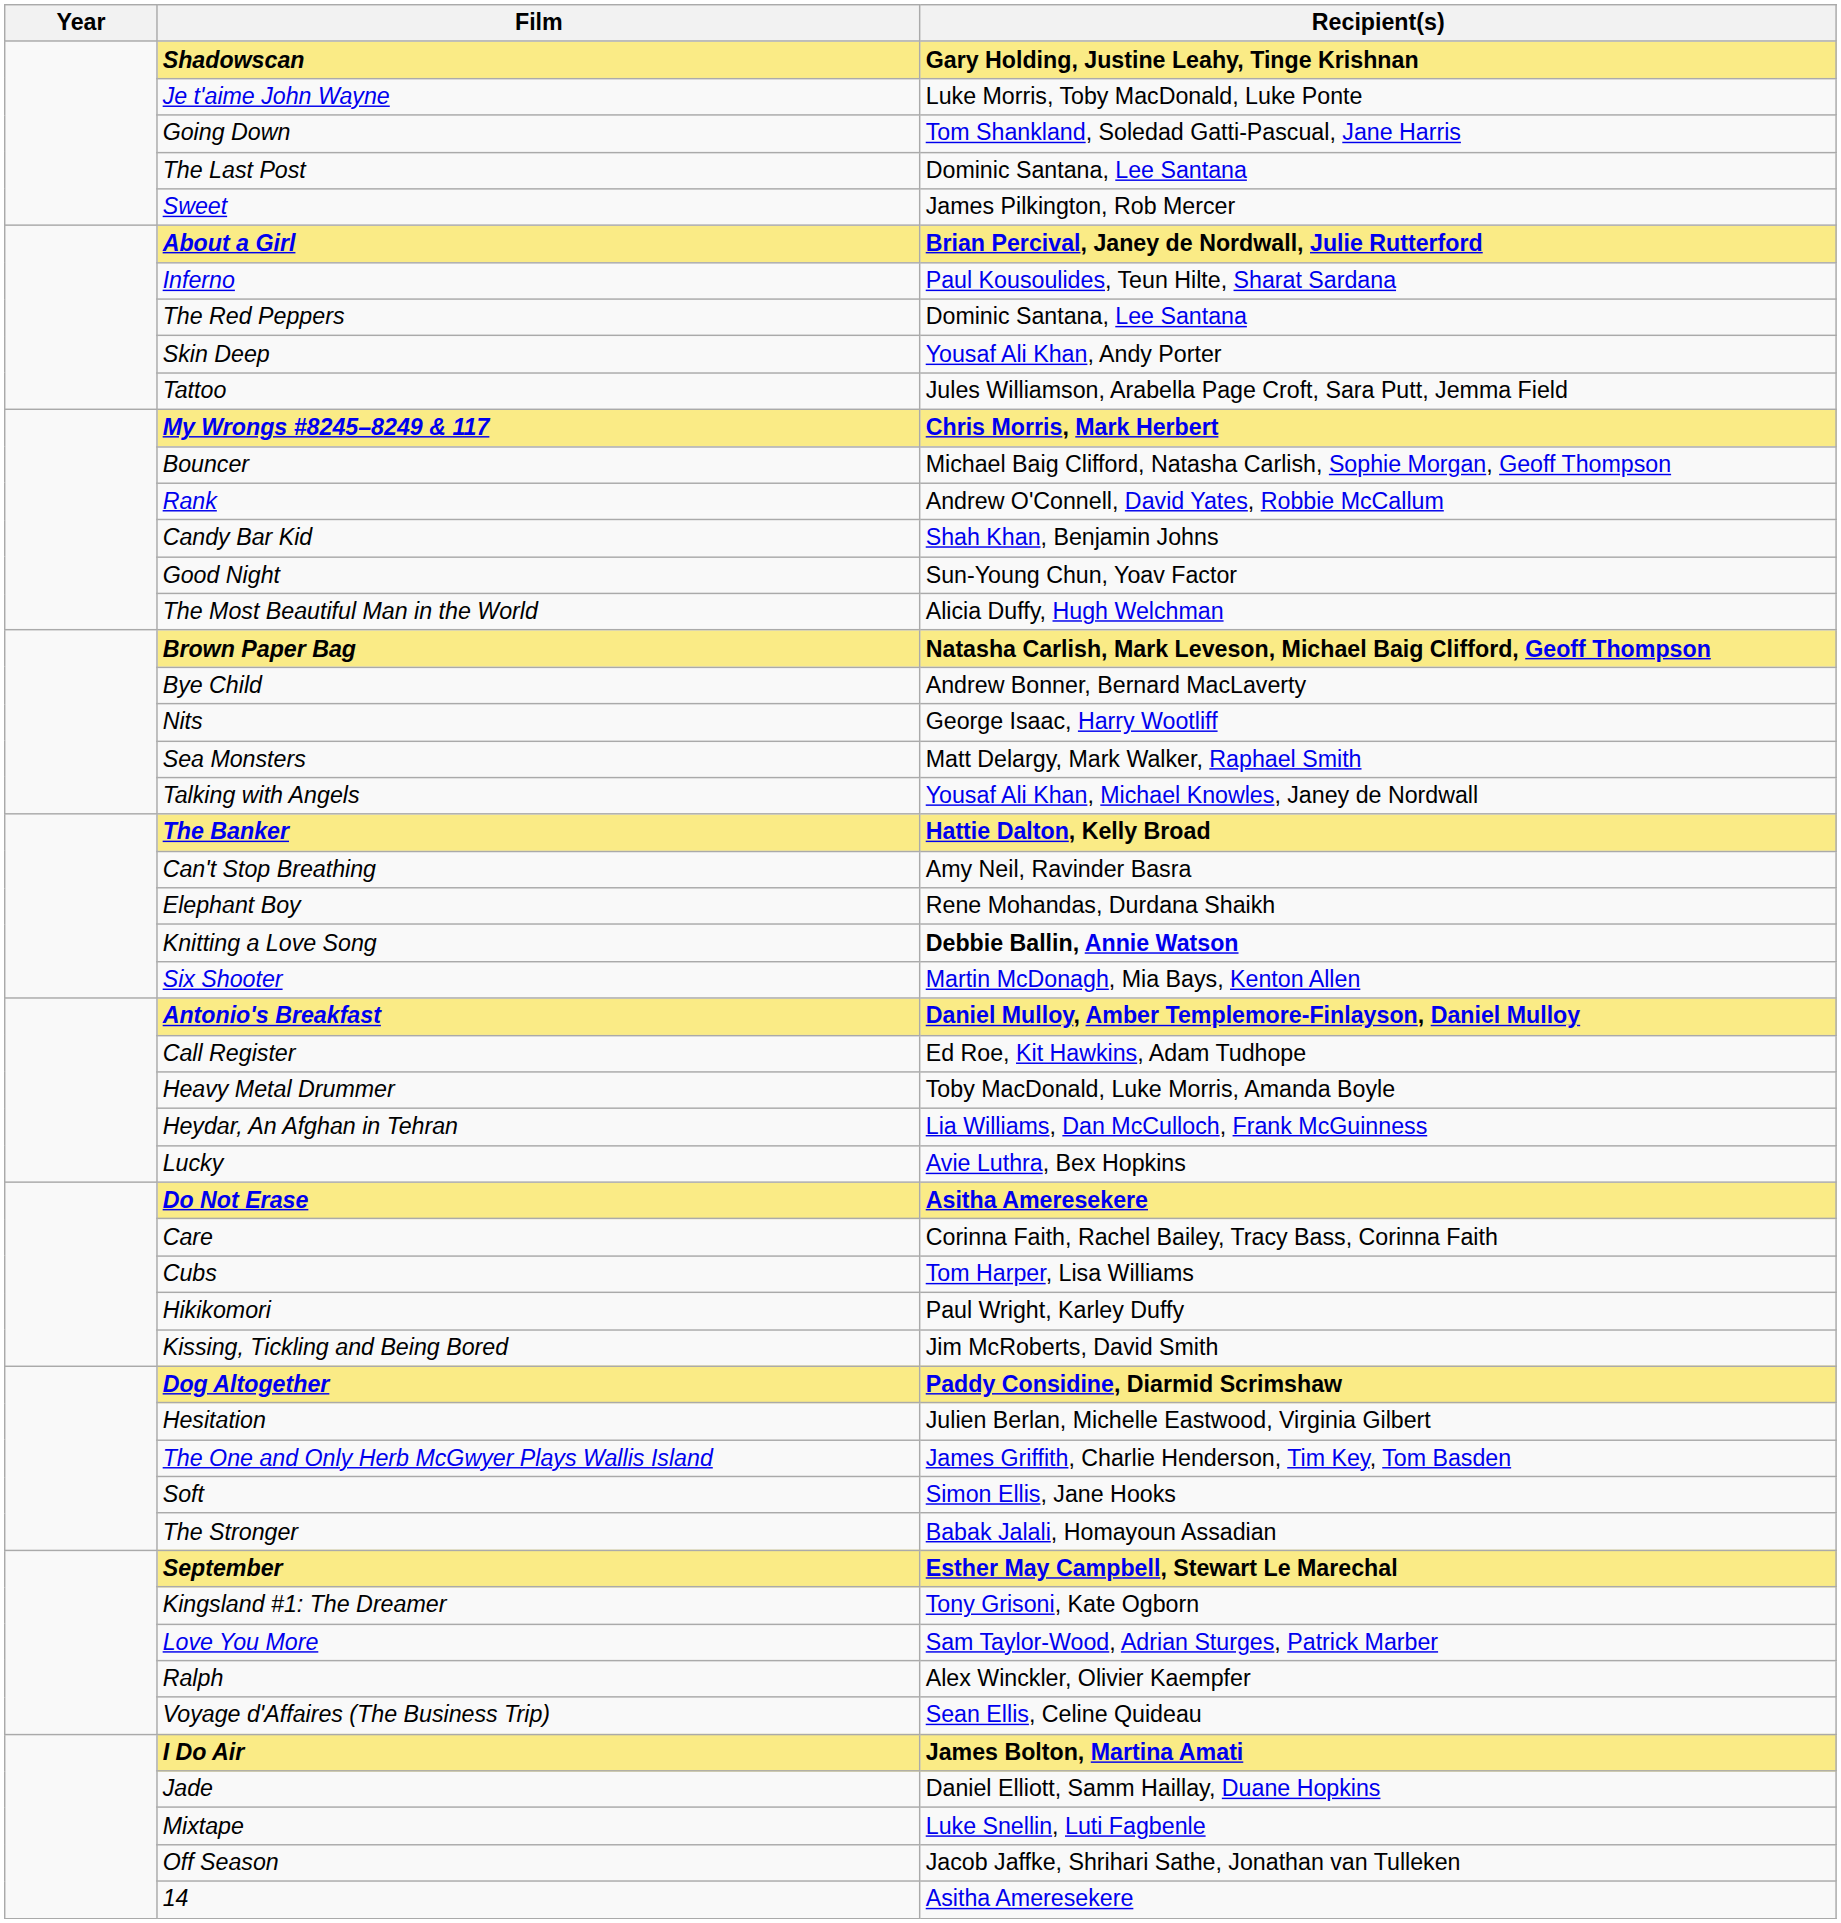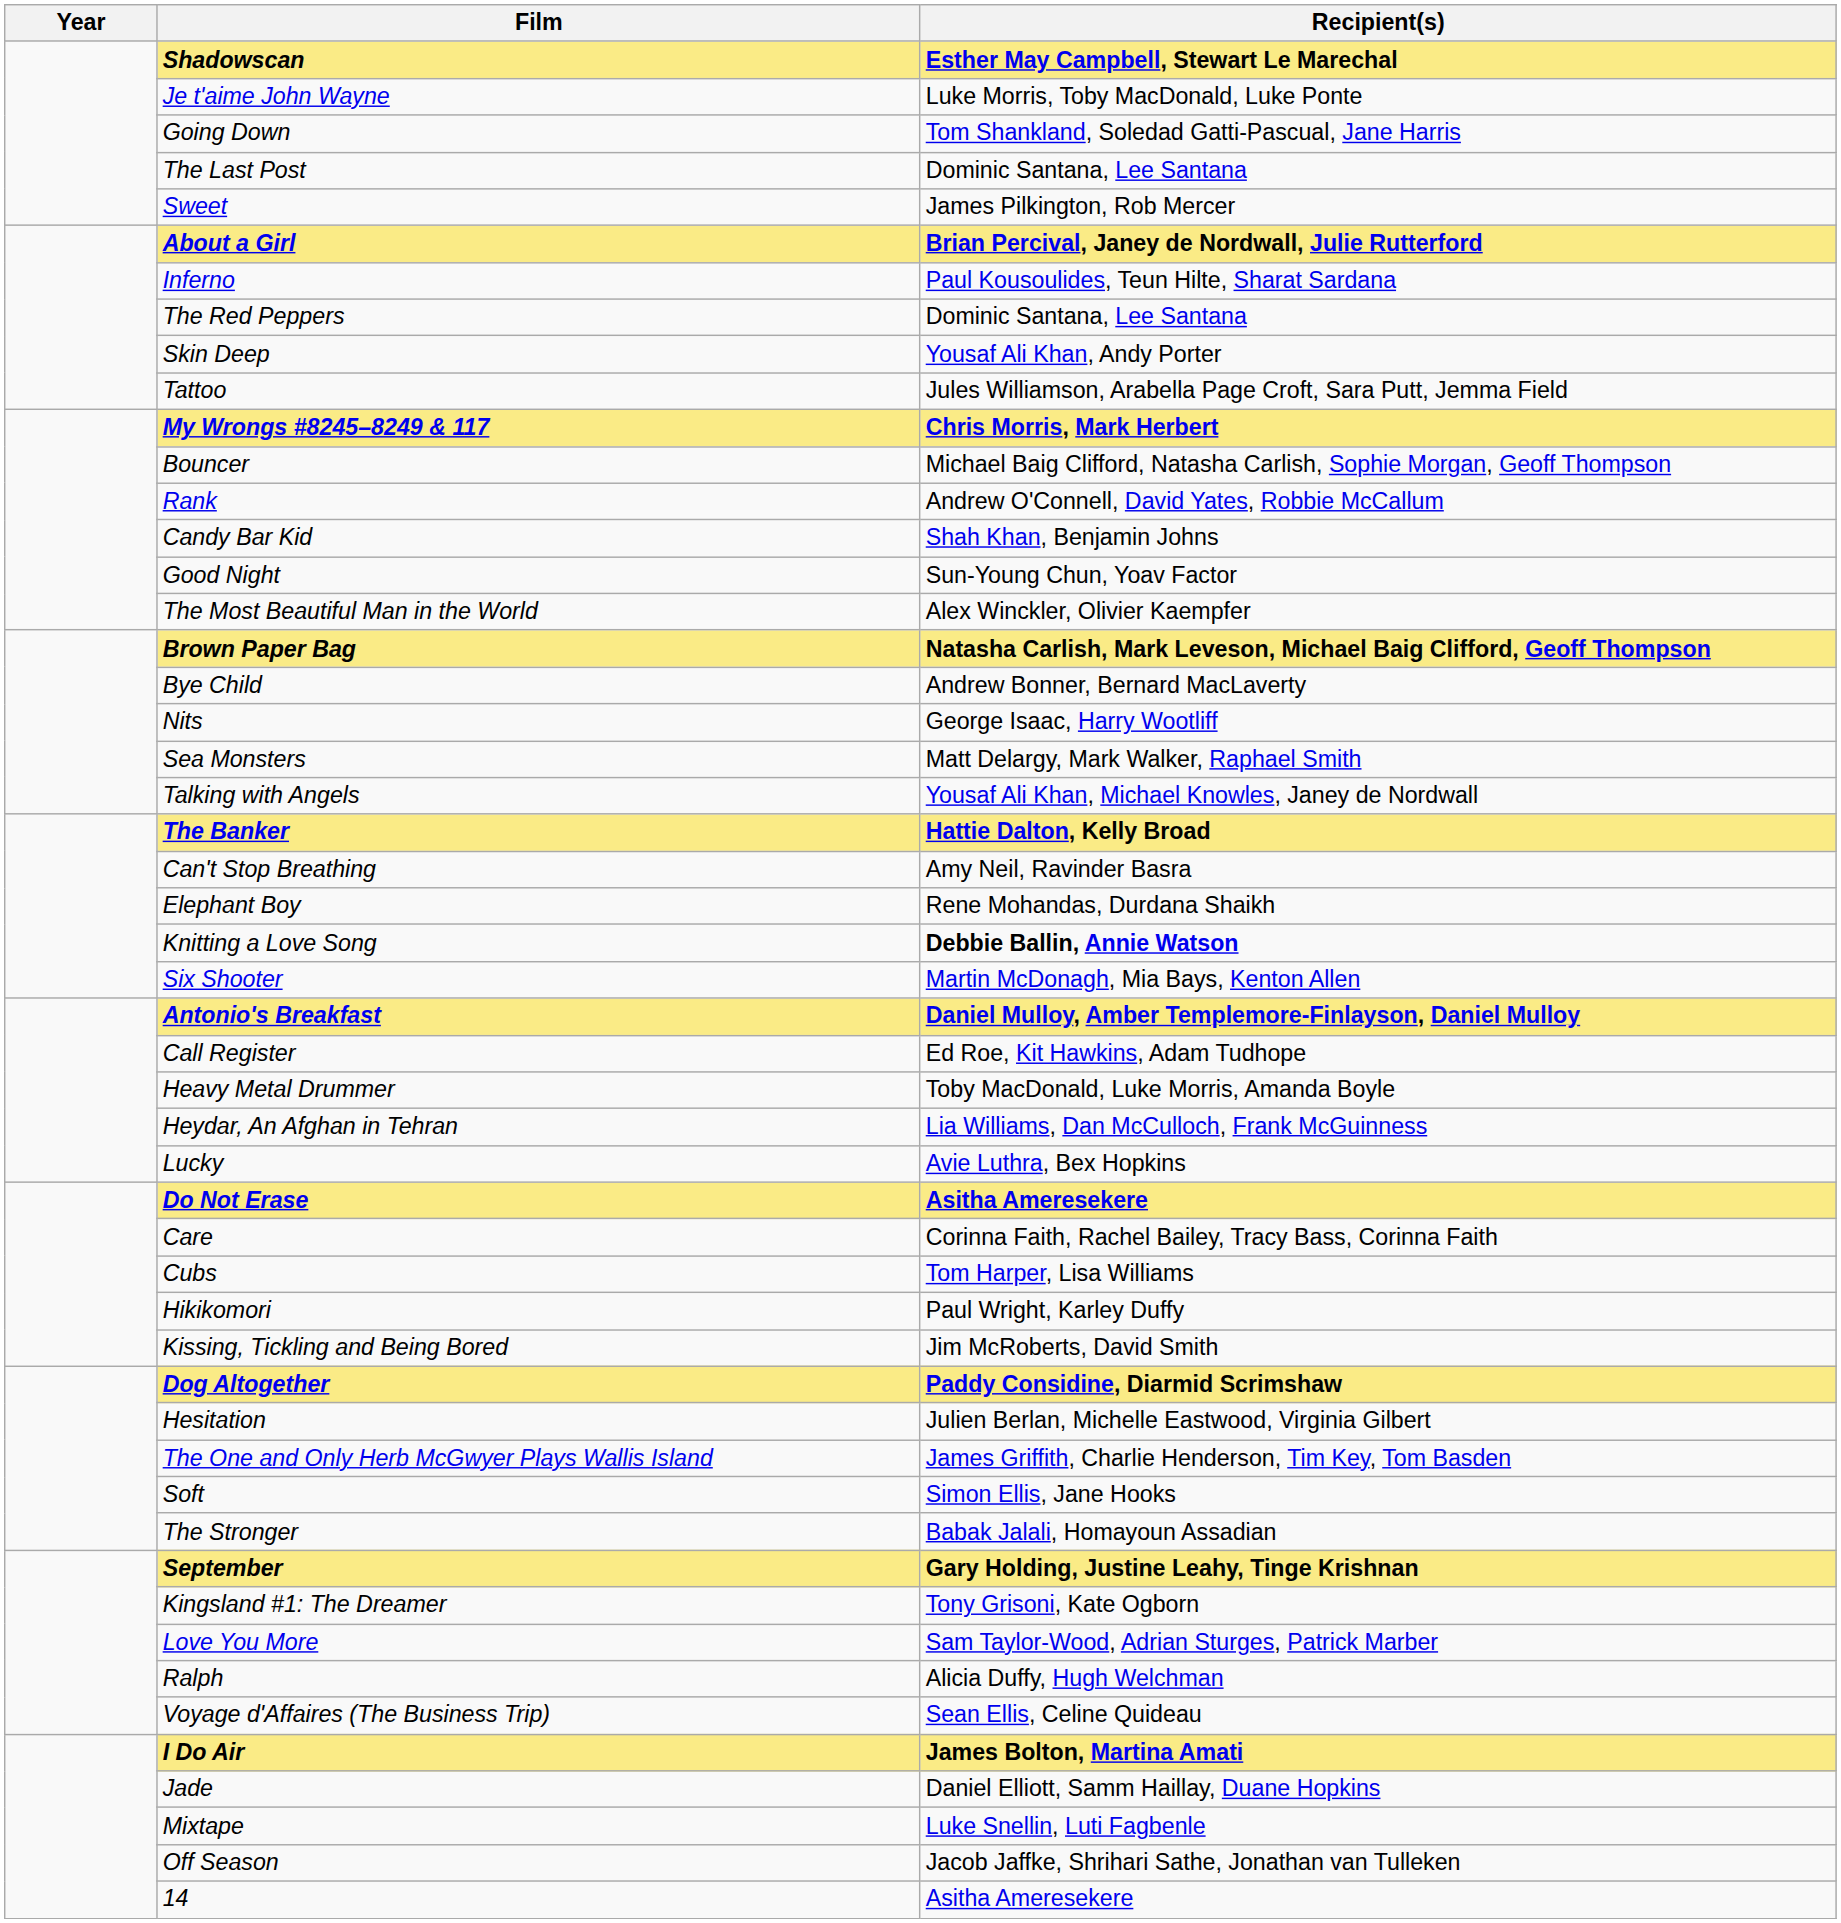(1172, 59) Gary Holding, Justine Leahy, Tinge Krishnan -> (1162, 59) Esther May Campbell, Stewart Le Marechal
(1075, 611) Alicia Duffy, Hugh Welchman -> (1088, 611) Alex Winckler, Olivier Kaempfer
(1162, 1568) Esther May Campbell, Stewart Le Marechal -> (1172, 1568) Gary Holding, Justine Leahy, Tinge Krishnan
(1088, 1678) Alex Winckler, Olivier Kaempfer -> (1075, 1678) Alicia Duffy, Hugh Welchman
